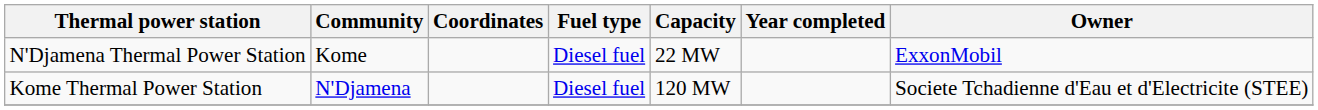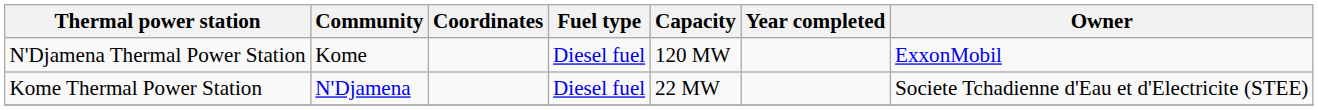(687, 54) 22 MW -> (693, 54) 120 MW
(693, 88) 120 MW -> (687, 88) 22 MW
